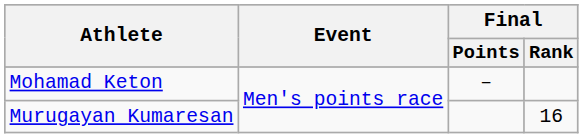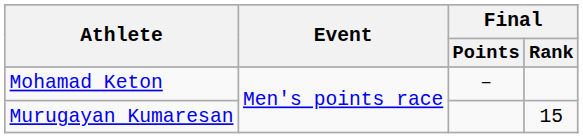(551, 116) 16 -> (551, 116) 15
